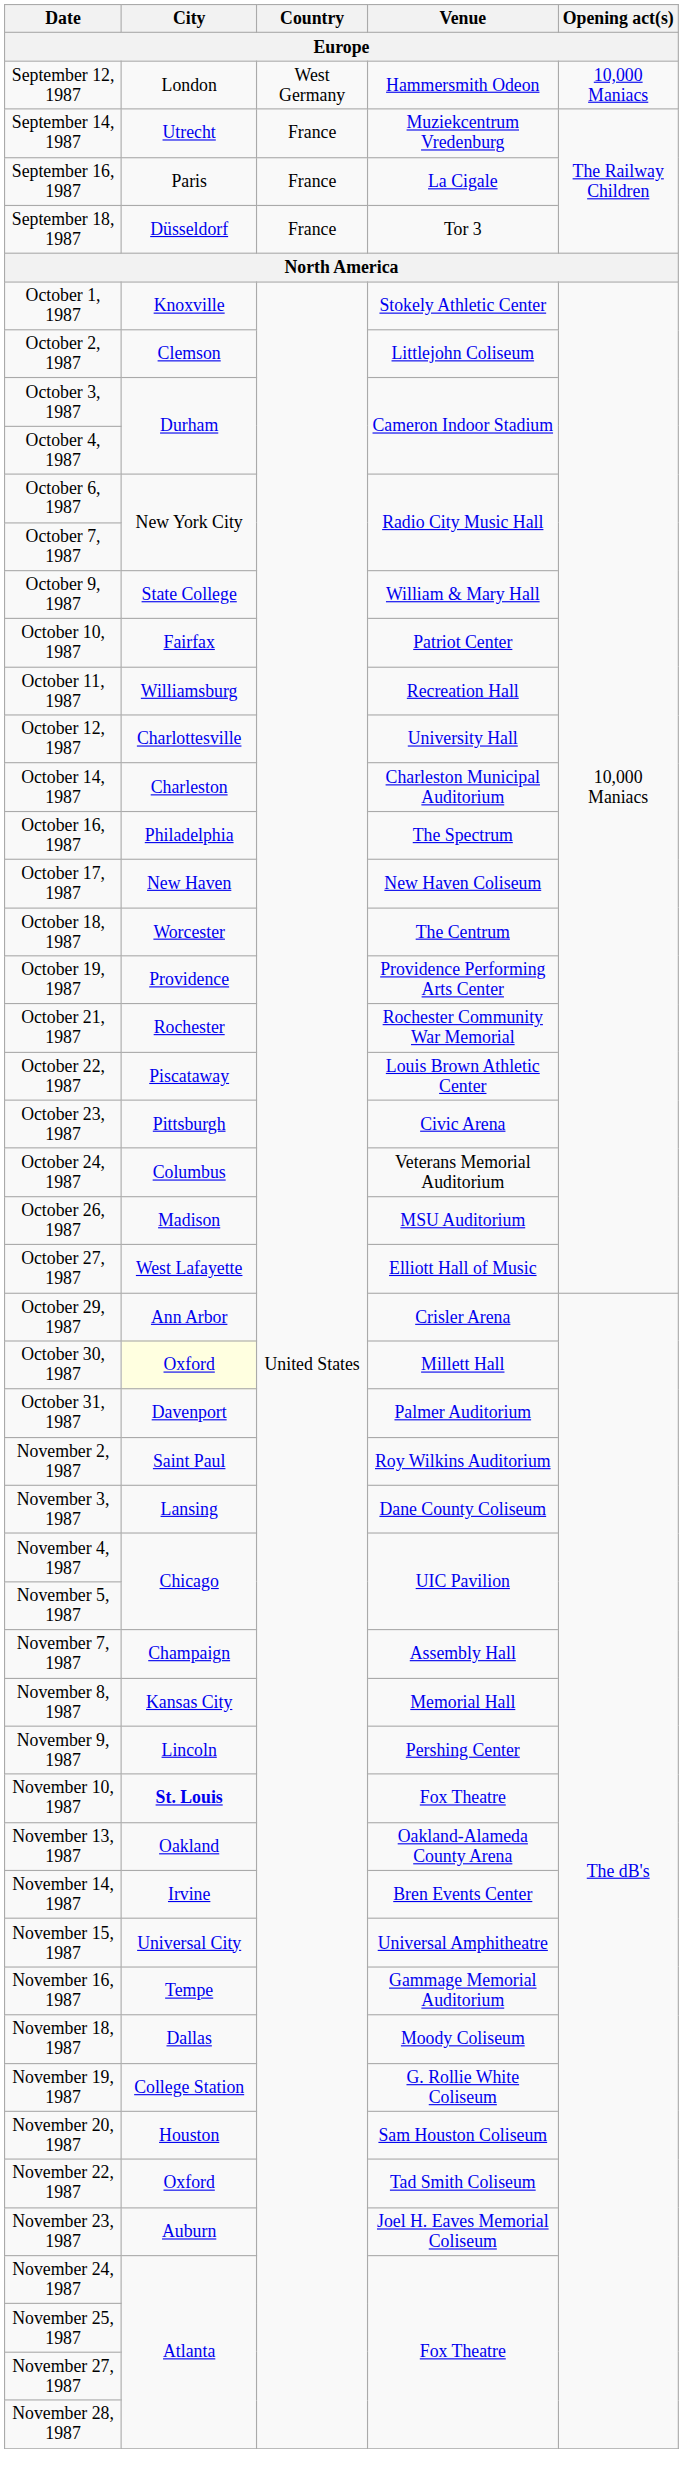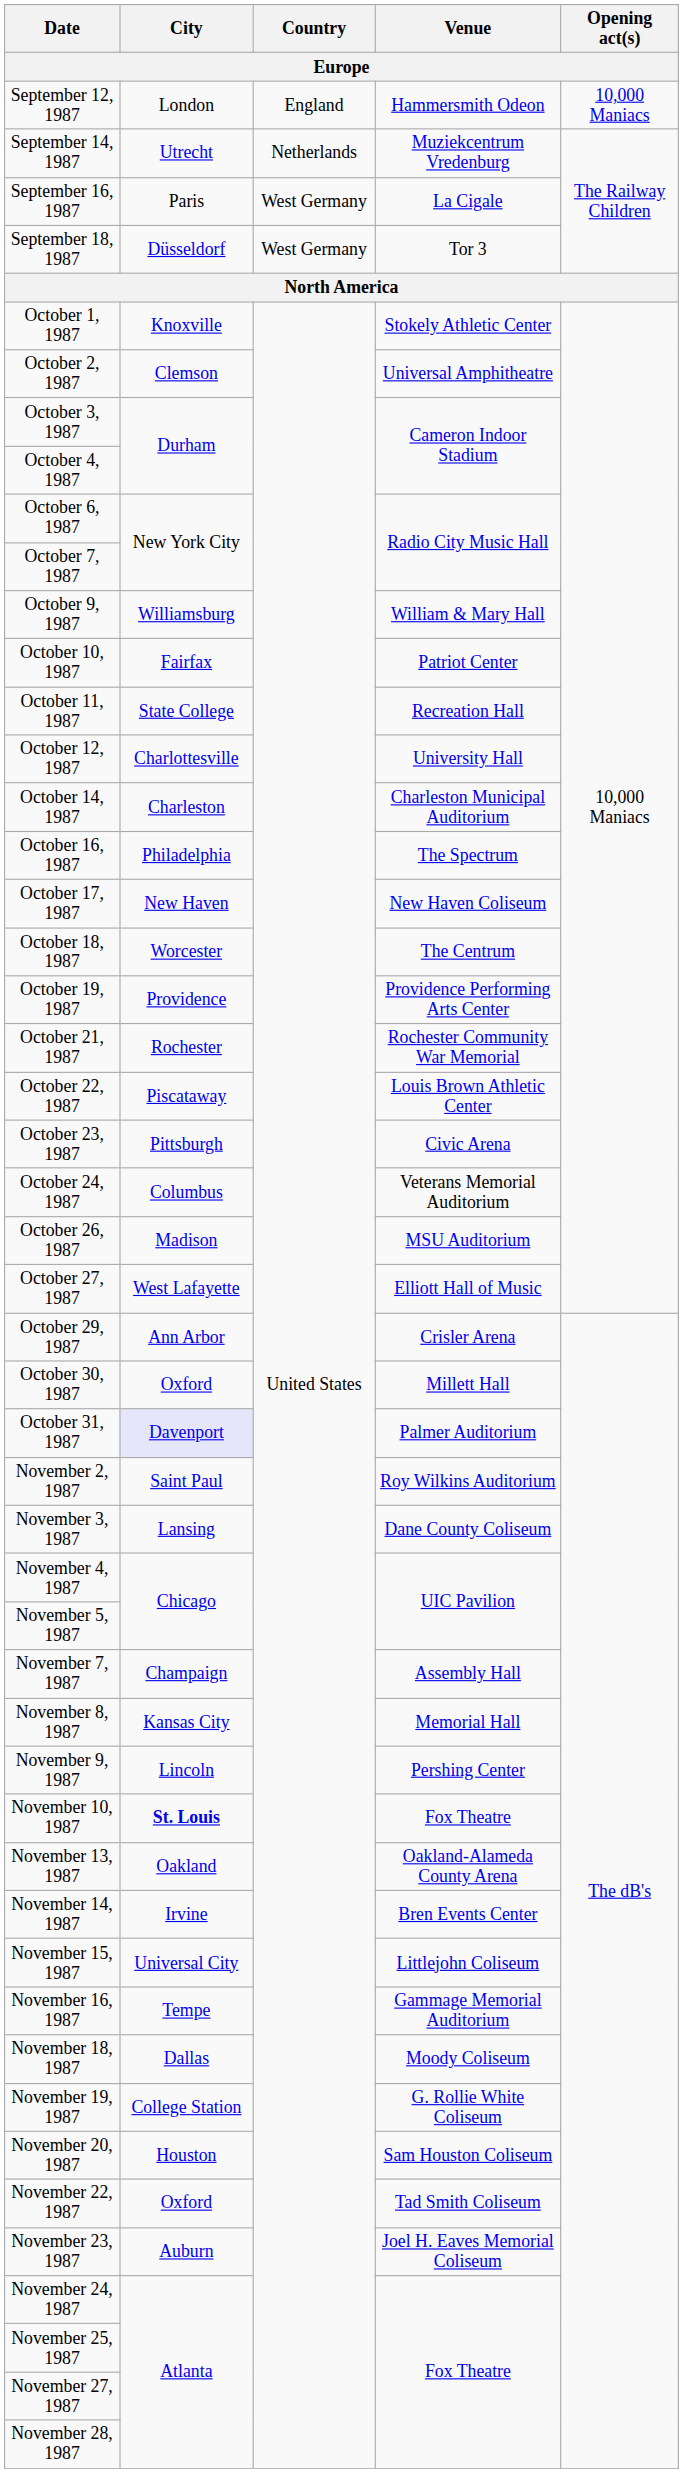(312, 84) West Germany -> (314, 104) England
(312, 133) France -> (314, 153) Netherlands
(312, 181) France -> (314, 201) West Germany
(312, 229) France -> (314, 249) West Germany
(463, 353) Littlejohn Coliseum -> (468, 373) Universal Amphitheatre
(189, 594) State College -> (186, 614) Williamsburg
(189, 690) Williamsburg -> (186, 710) State College
(189, 1364) lightyellow background -> (186, 1384) no background
(189, 1413) no background -> (186, 1433) lavender background
(463, 1942) Universal Amphitheatre -> (468, 1962) Littlejohn Coliseum
